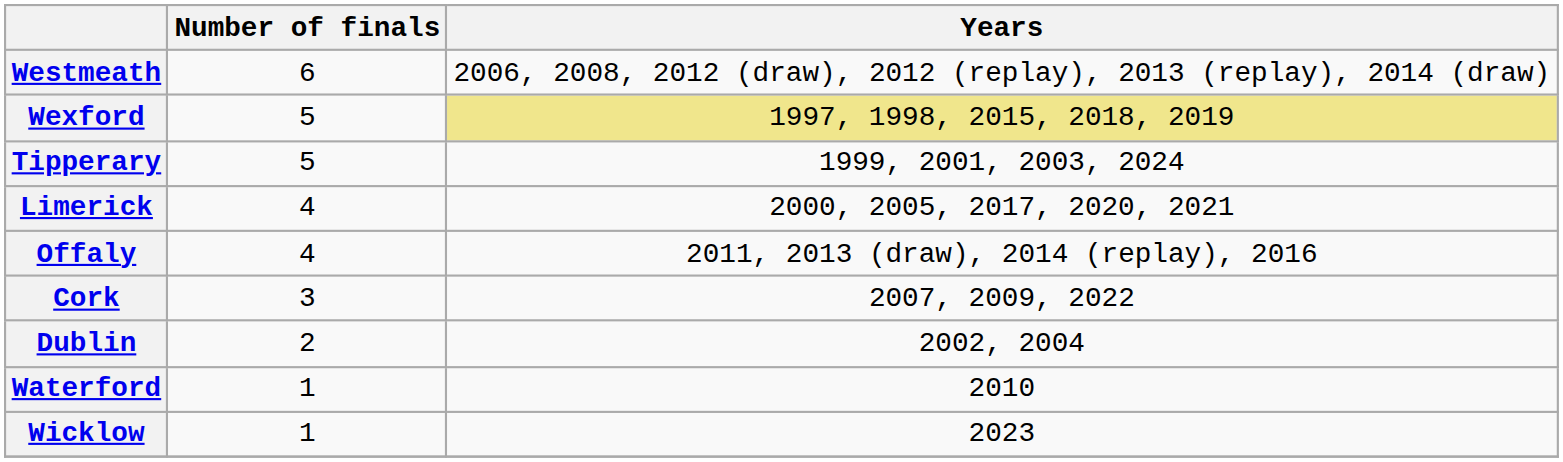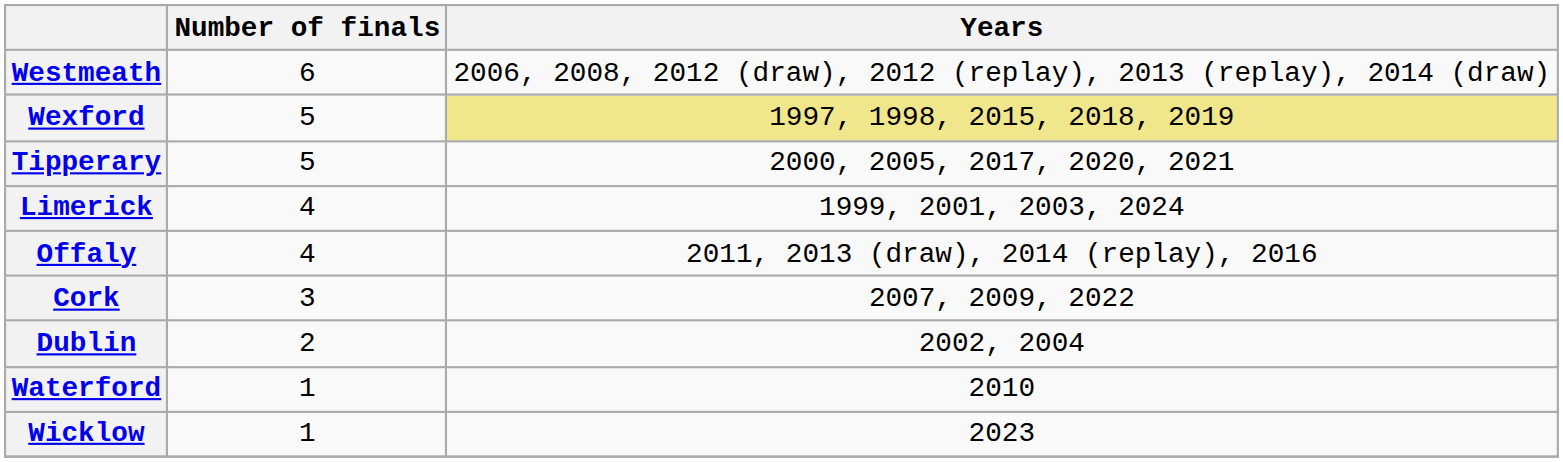(1002, 163) 1999, 2001, 2003, 2024 -> (1002, 163) 2000, 2005, 2017, 2020, 2021
(1002, 208) 2000, 2005, 2017, 2020, 2021 -> (1002, 208) 1999, 2001, 2003, 2024
